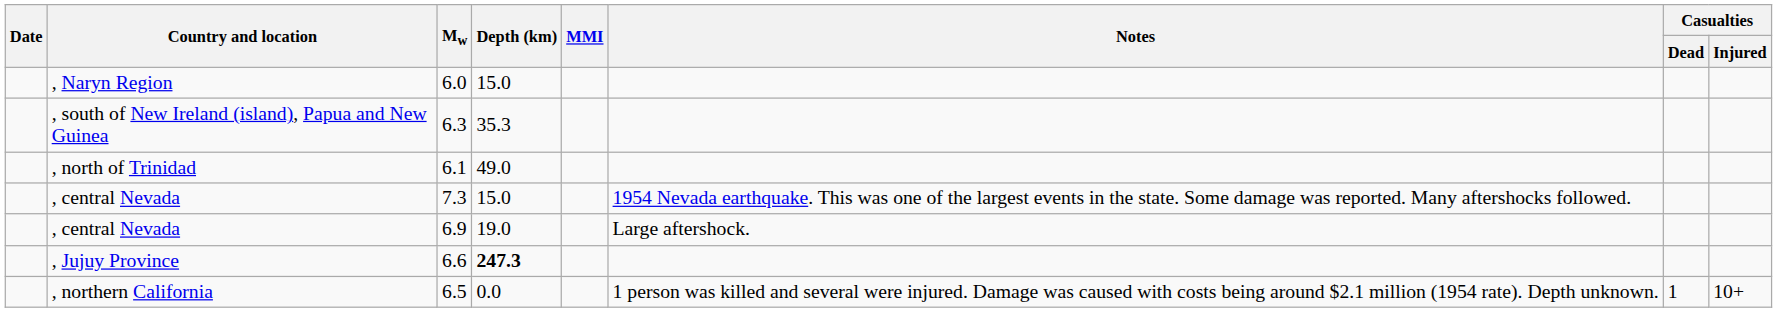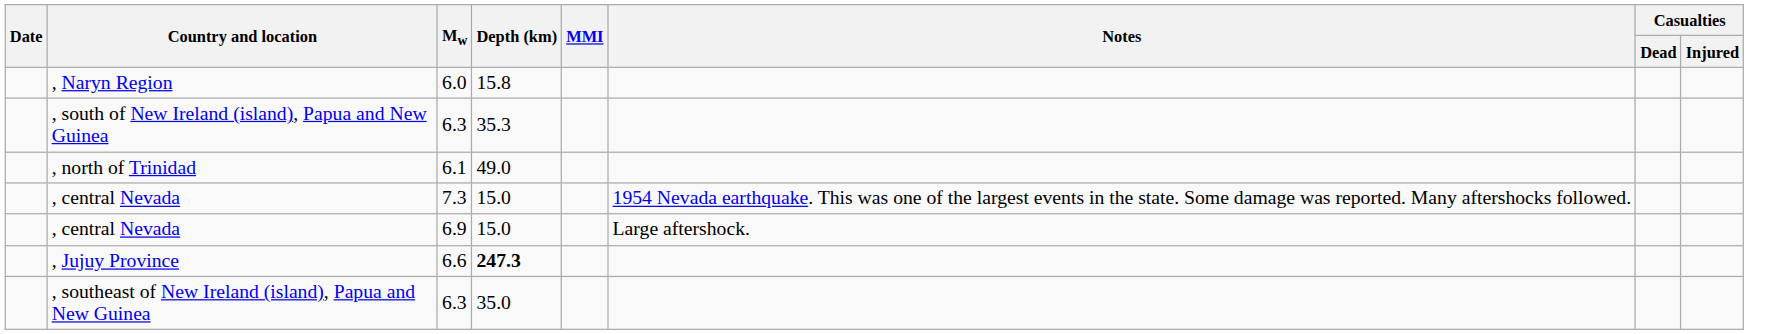(494, 82) 15.0 -> (494, 82) 15.8
(494, 229) 19.0 -> (494, 229) 15.0
- row: (132, 291)
+ row: (233, 303)
